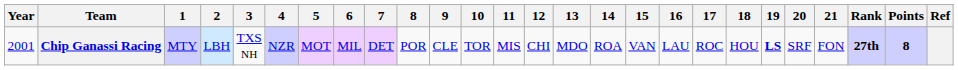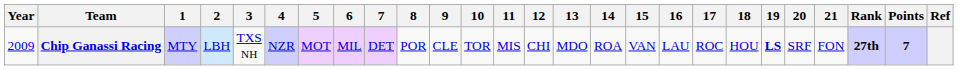(21, 45) 2001 -> (21, 45) 2009
(906, 45) 8 -> (906, 45) 7
